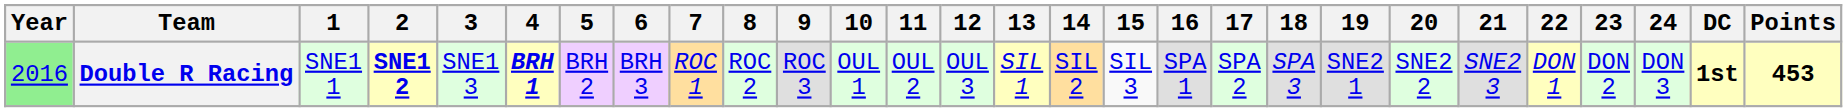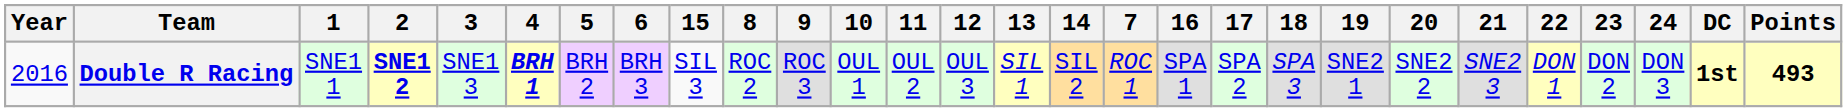columns swapped: (696, 24) <-> (1131, 24)
(39, 74) lightgreen background -> (39, 74) no background
(1793, 74) 453 -> (1793, 74) 493
